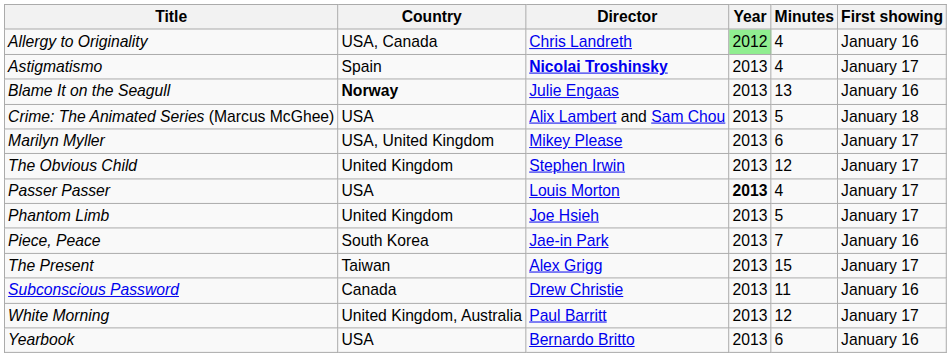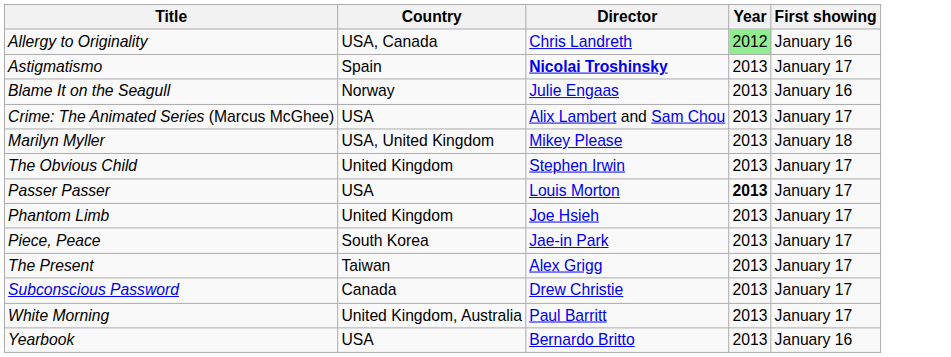- column: (804, 16)
(370, 91) bold -> (368, 91) normal
(880, 116) January 18 -> (813, 116) January 17
(880, 141) January 17 -> (813, 141) January 18
(880, 240) January 16 -> (813, 240) January 17
(880, 290) January 16 -> (813, 290) January 17
